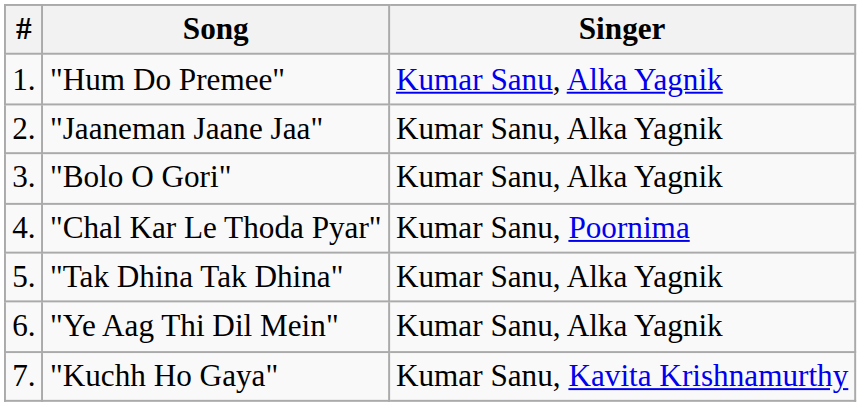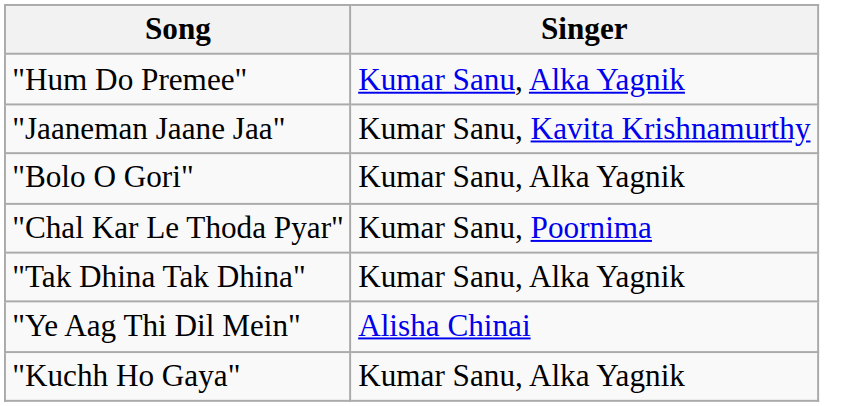- column: (24, 29)
(559, 128) Kumar Sanu, Alka Yagnik -> (584, 128) Kumar Sanu, Kavita Krishnamurthy
(559, 326) Kumar Sanu, Alka Yagnik -> (444, 326) Alisha Chinai
(622, 375) Kumar Sanu, Kavita Krishnamurthy -> (522, 375) Kumar Sanu, Alka Yagnik
